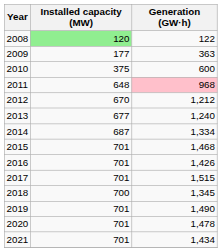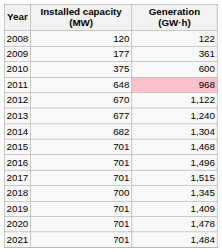(121, 38) lightgreen background -> (121, 38) no background
(207, 54) 363 -> (207, 54) 361
(203, 100) 1,212 -> (203, 100) 1,122
(121, 131) 687 -> (121, 131) 682
(203, 131) 1,334 -> (203, 131) 1,304
(203, 162) 1,426 -> (203, 162) 1,496
(203, 208) 1,490 -> (203, 208) 1,409
(203, 239) 1,434 -> (203, 239) 1,484
